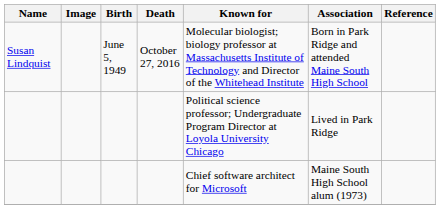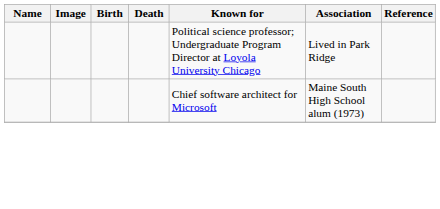- row: (29, 57)
